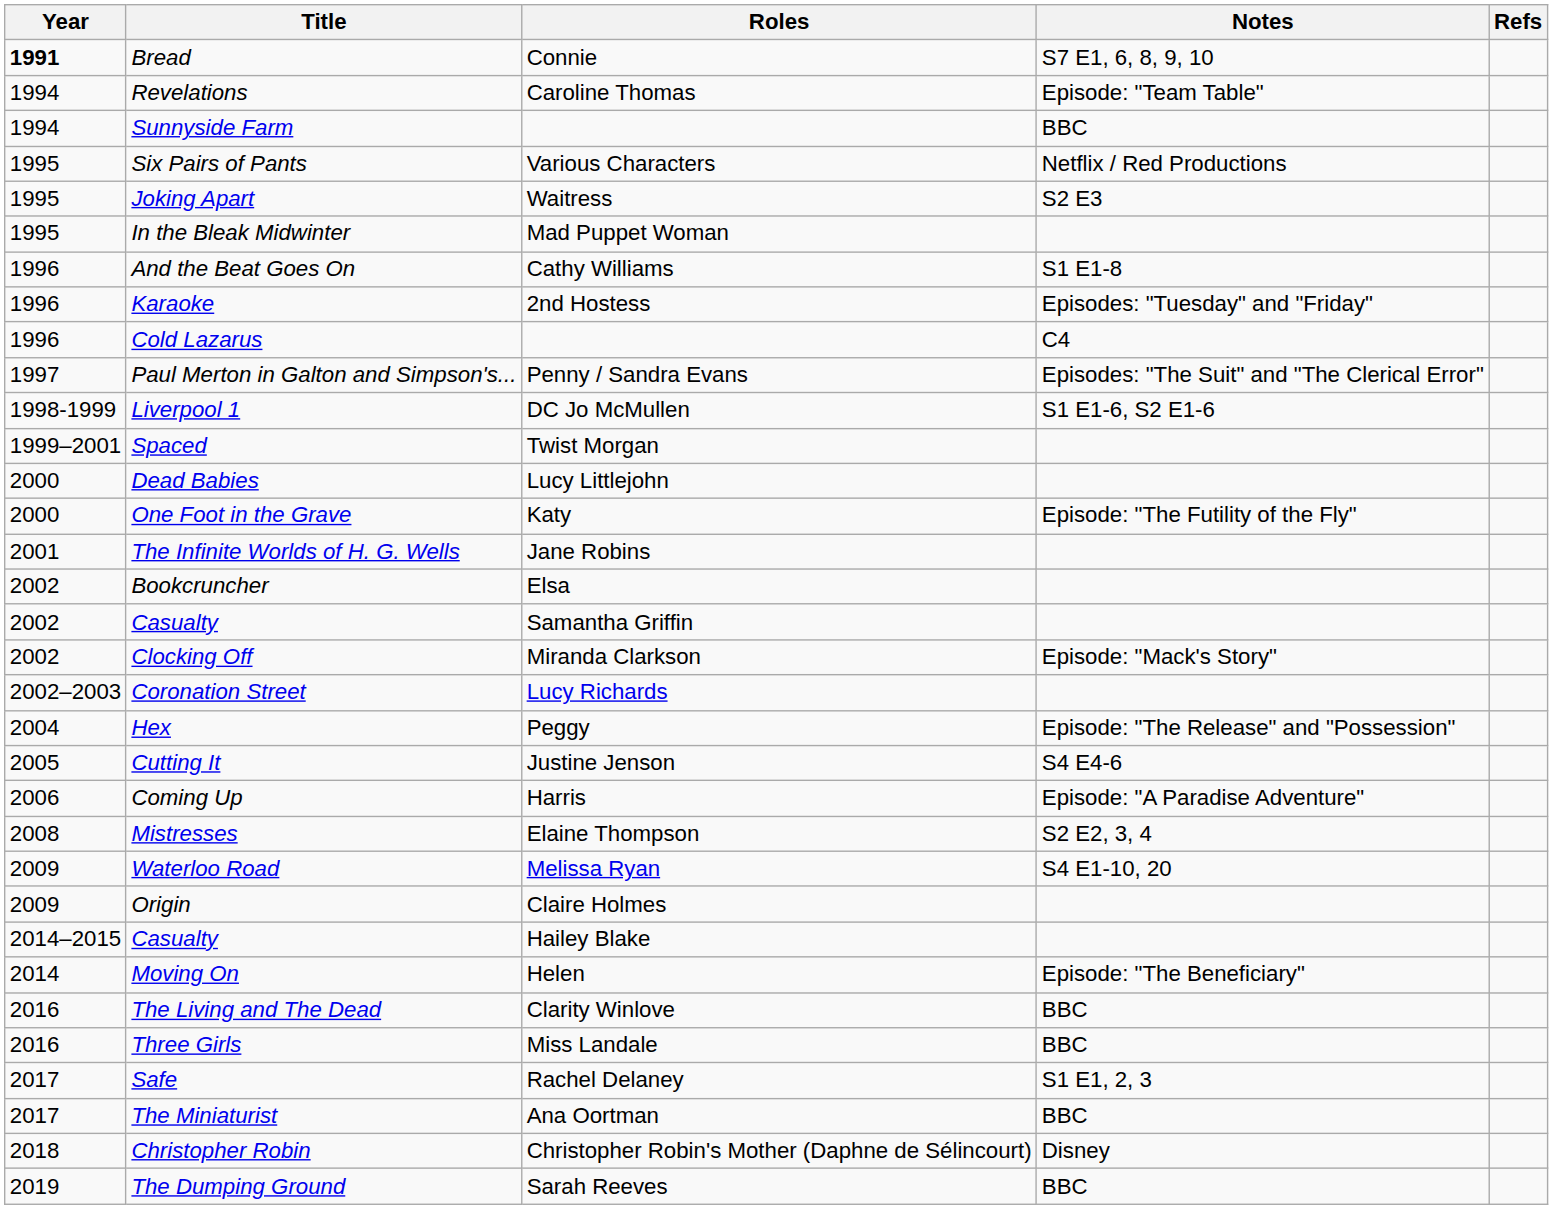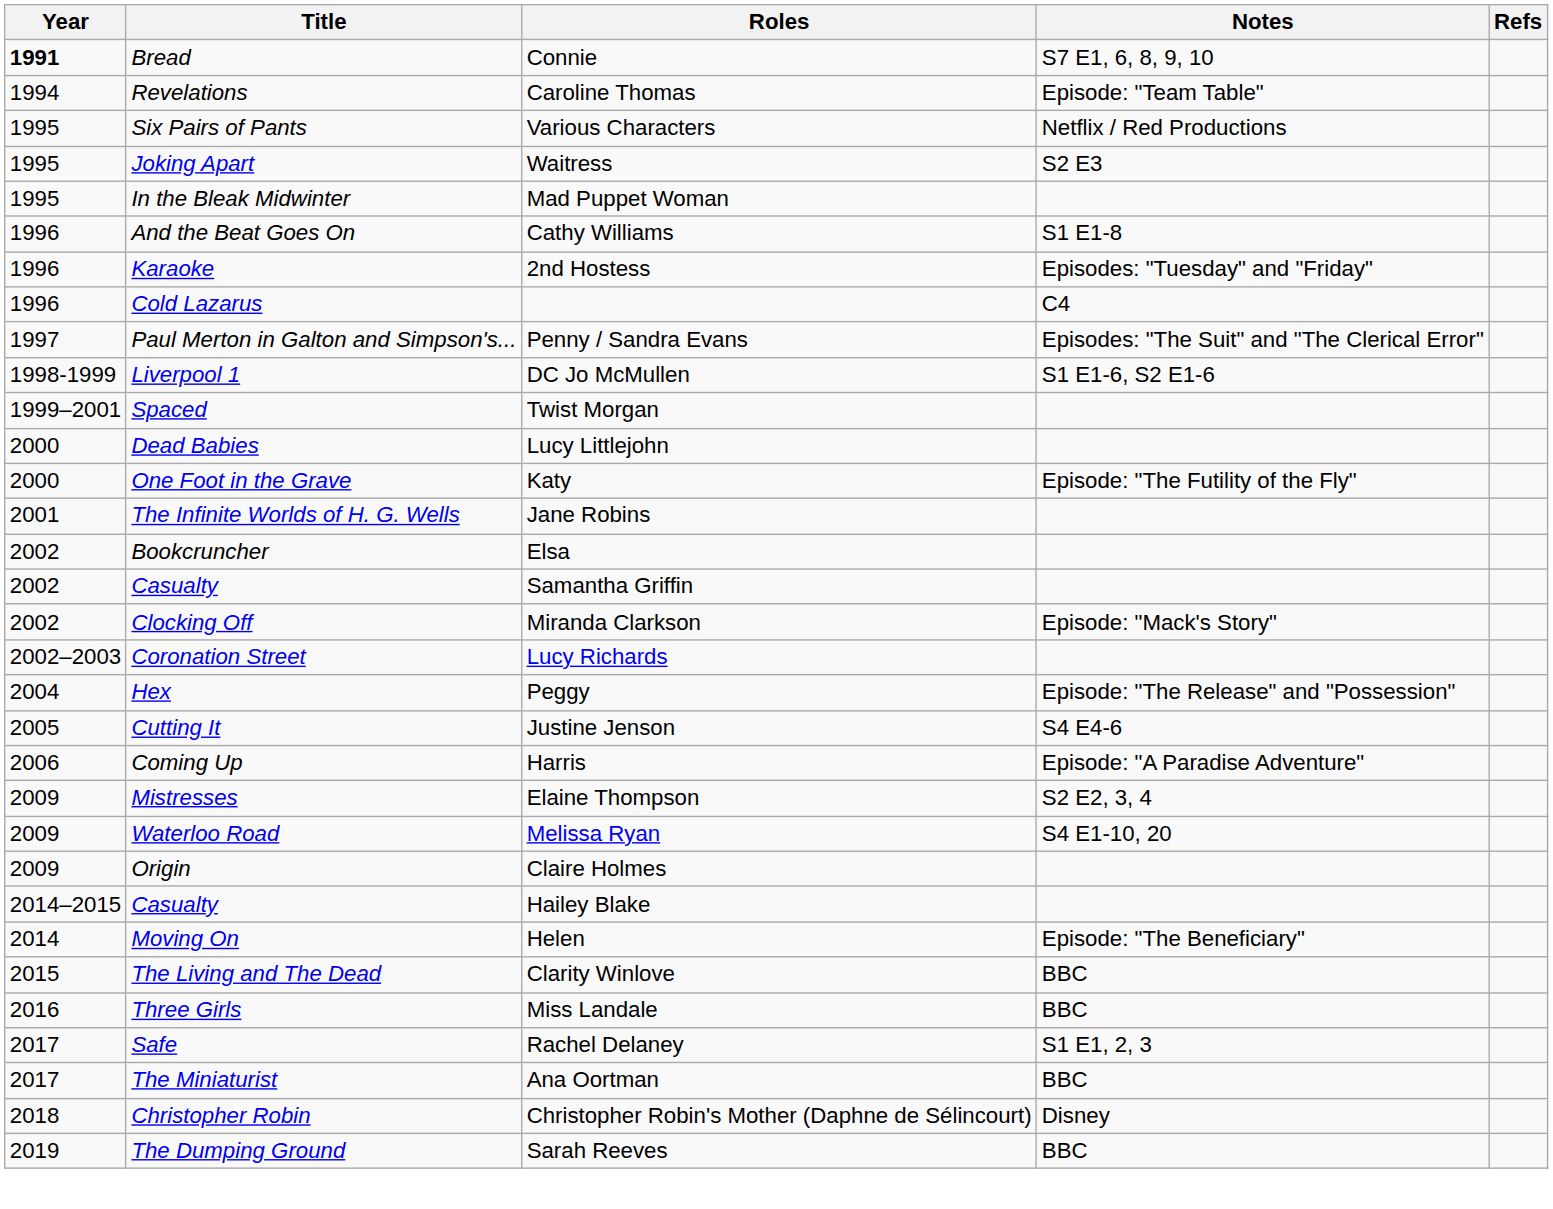- row: (212, 127)
(35, 833) 2008 -> (35, 798) 2009
(35, 1009) 2016 -> (35, 974) 2015
